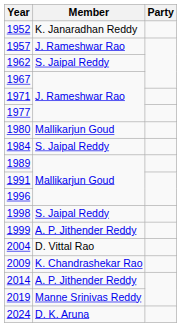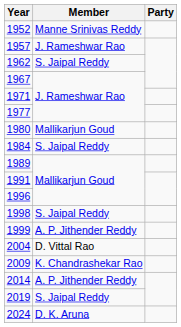(86, 29) K. Janaradhan Reddy -> (88, 29) Manne Srinivas Reddy
(88, 297) Manne Srinivas Reddy -> (72, 297) S. Jaipal Reddy
